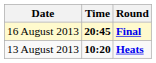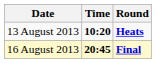rows swapped: (43, 49) <-> (43, 31)
